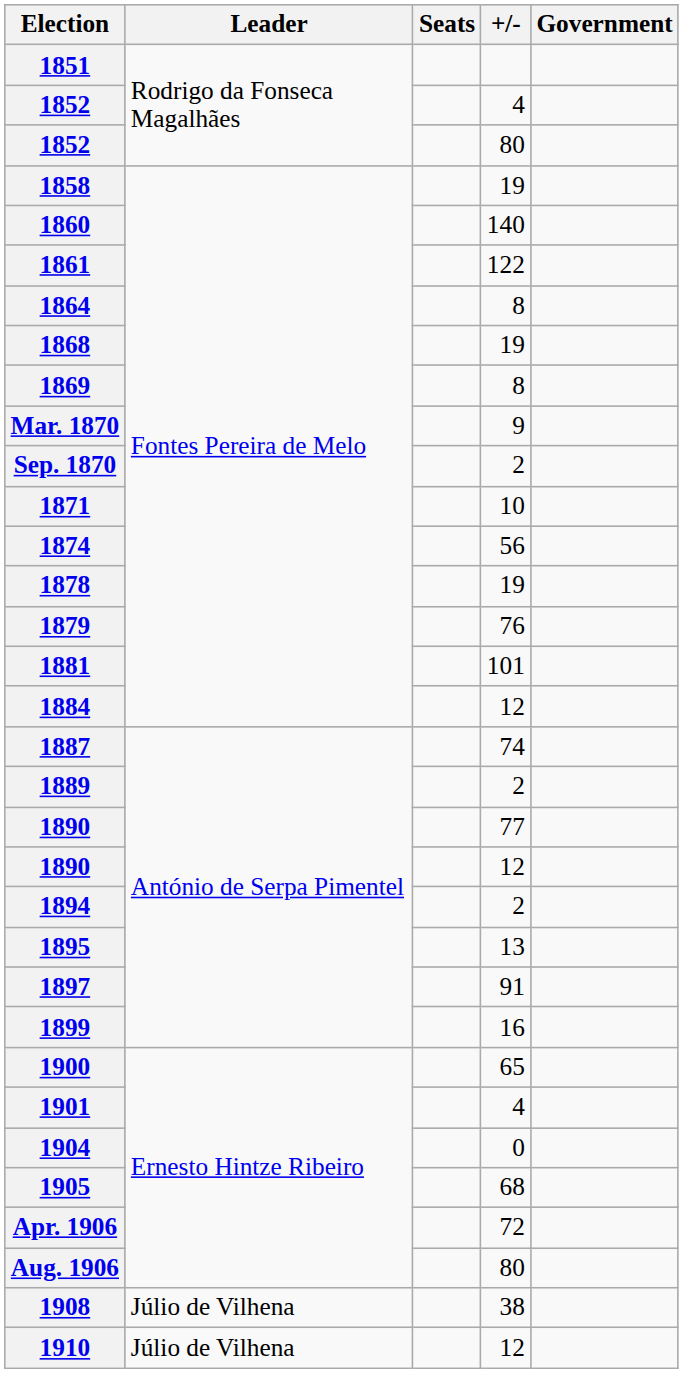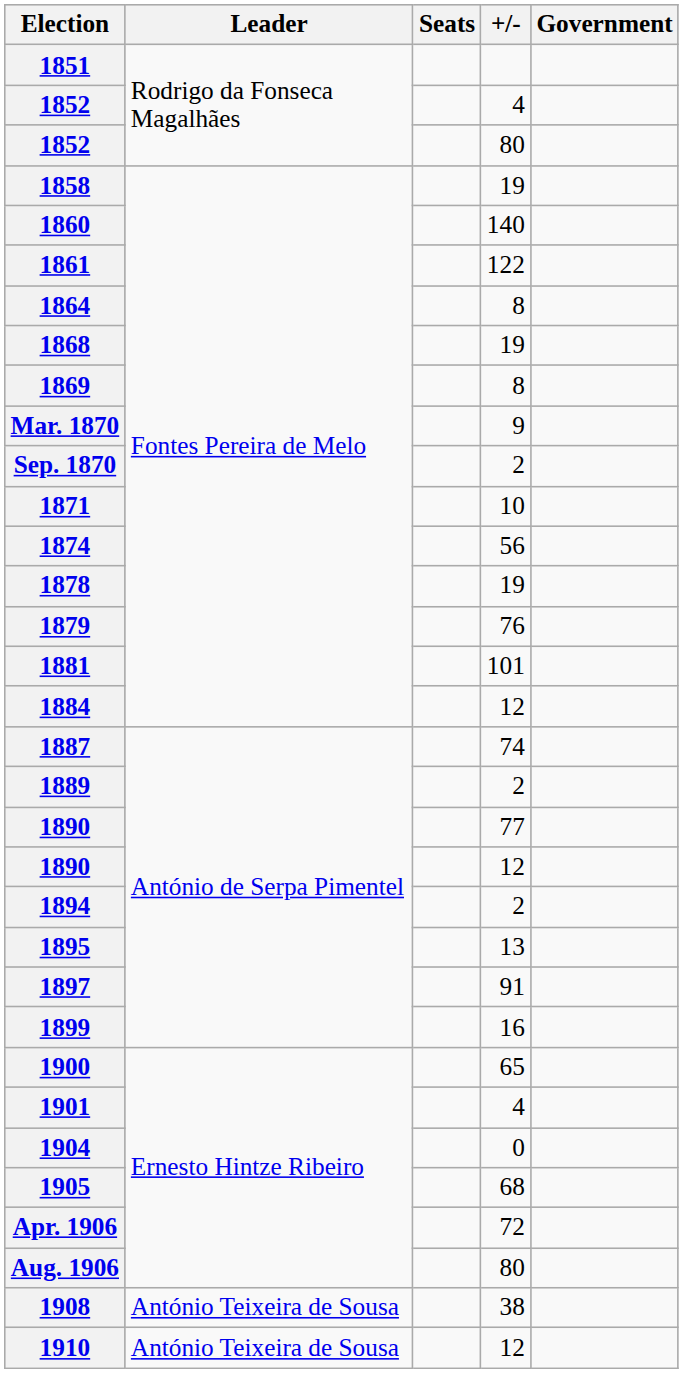(213, 1307) Júlio de Vilhena -> (265, 1307) António Teixeira de Sousa
(213, 1347) Júlio de Vilhena -> (265, 1347) António Teixeira de Sousa
